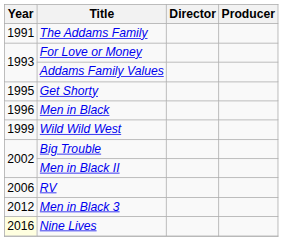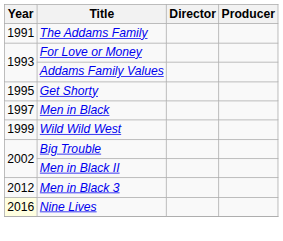(21, 110) 1996 -> (21, 110) 1997
- row: (48, 187)
